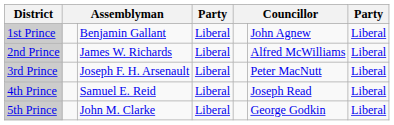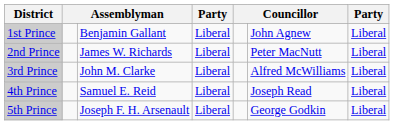(298, 52) Alfred McWilliams -> (286, 52) Peter MacNutt
(135, 71) Joseph F. H. Arsenault -> (118, 71) John M. Clarke
(286, 71) Peter MacNutt -> (298, 71) Alfred McWilliams
(118, 110) John M. Clarke -> (135, 110) Joseph F. H. Arsenault
